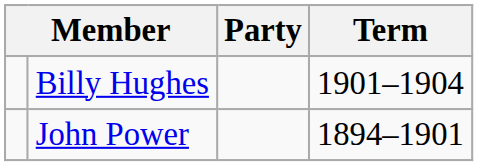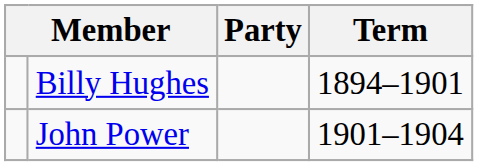(390, 82) 1901–1904 -> (390, 82) 1894–1901
(390, 133) 1894–1901 -> (390, 133) 1901–1904
